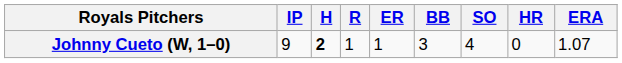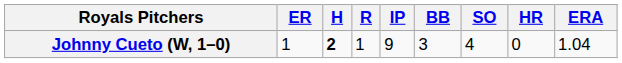columns swapped: (295, 17) <-> (392, 17)
(574, 44) 1.07 -> (574, 44) 1.04
